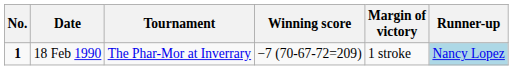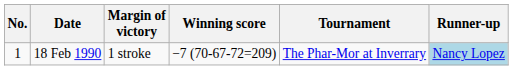columns swapped: (179, 23) <-> (397, 23)
(18, 54) bold -> (18, 54) normal
